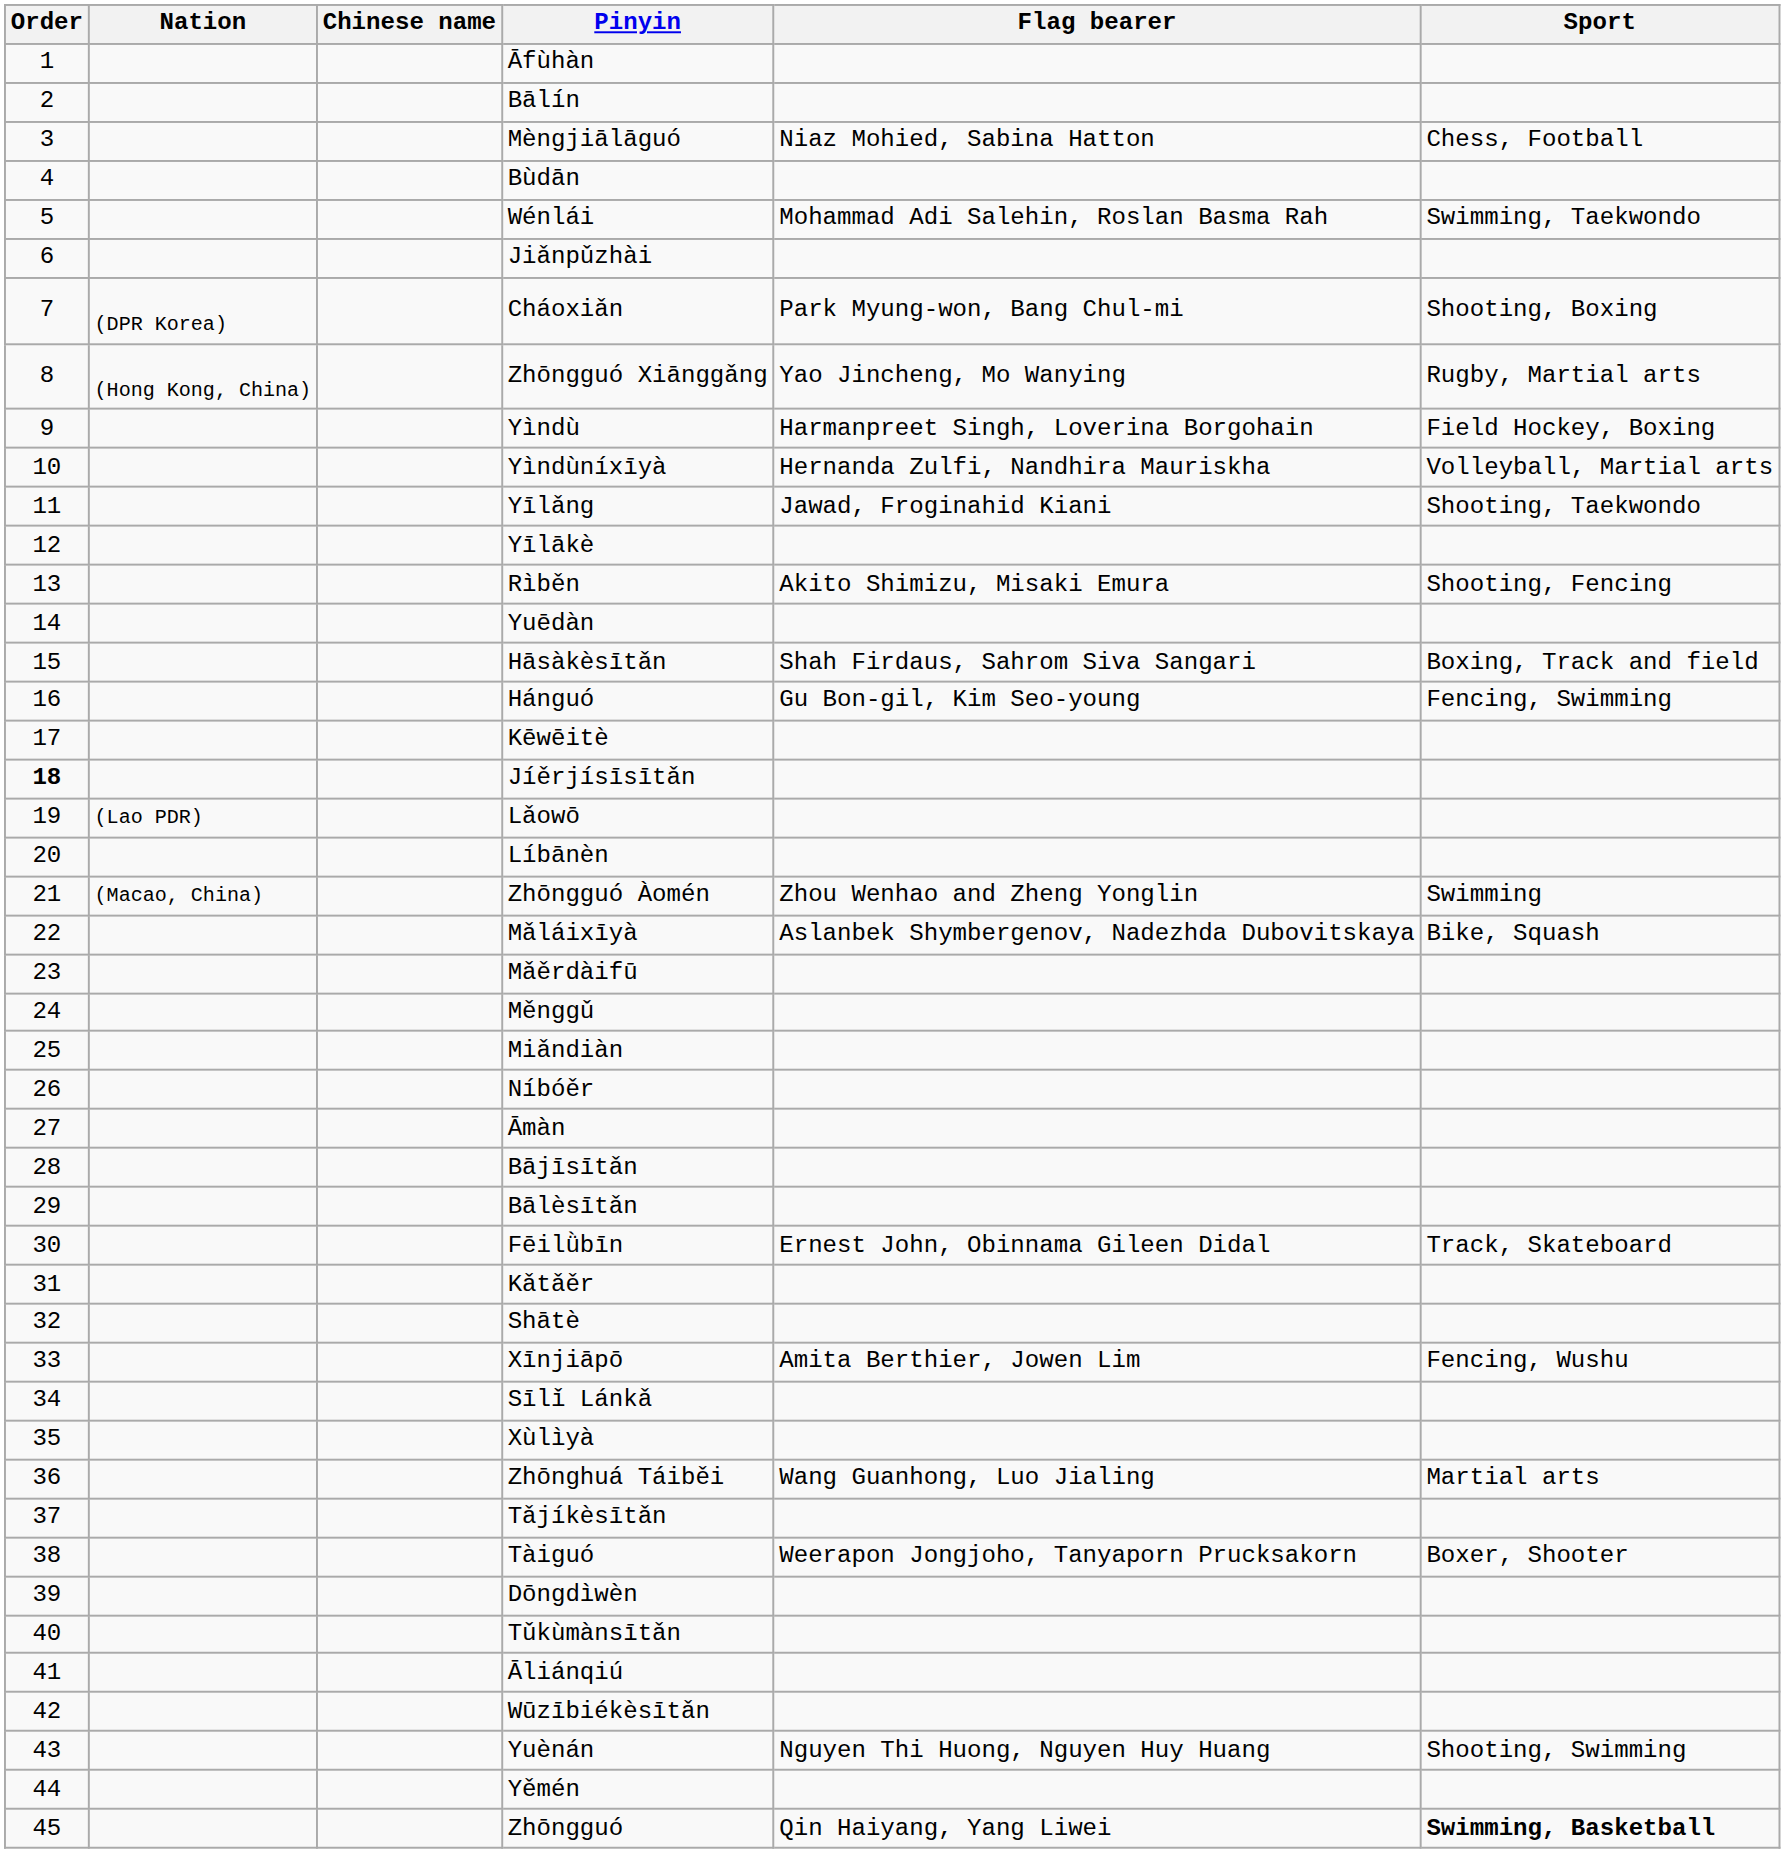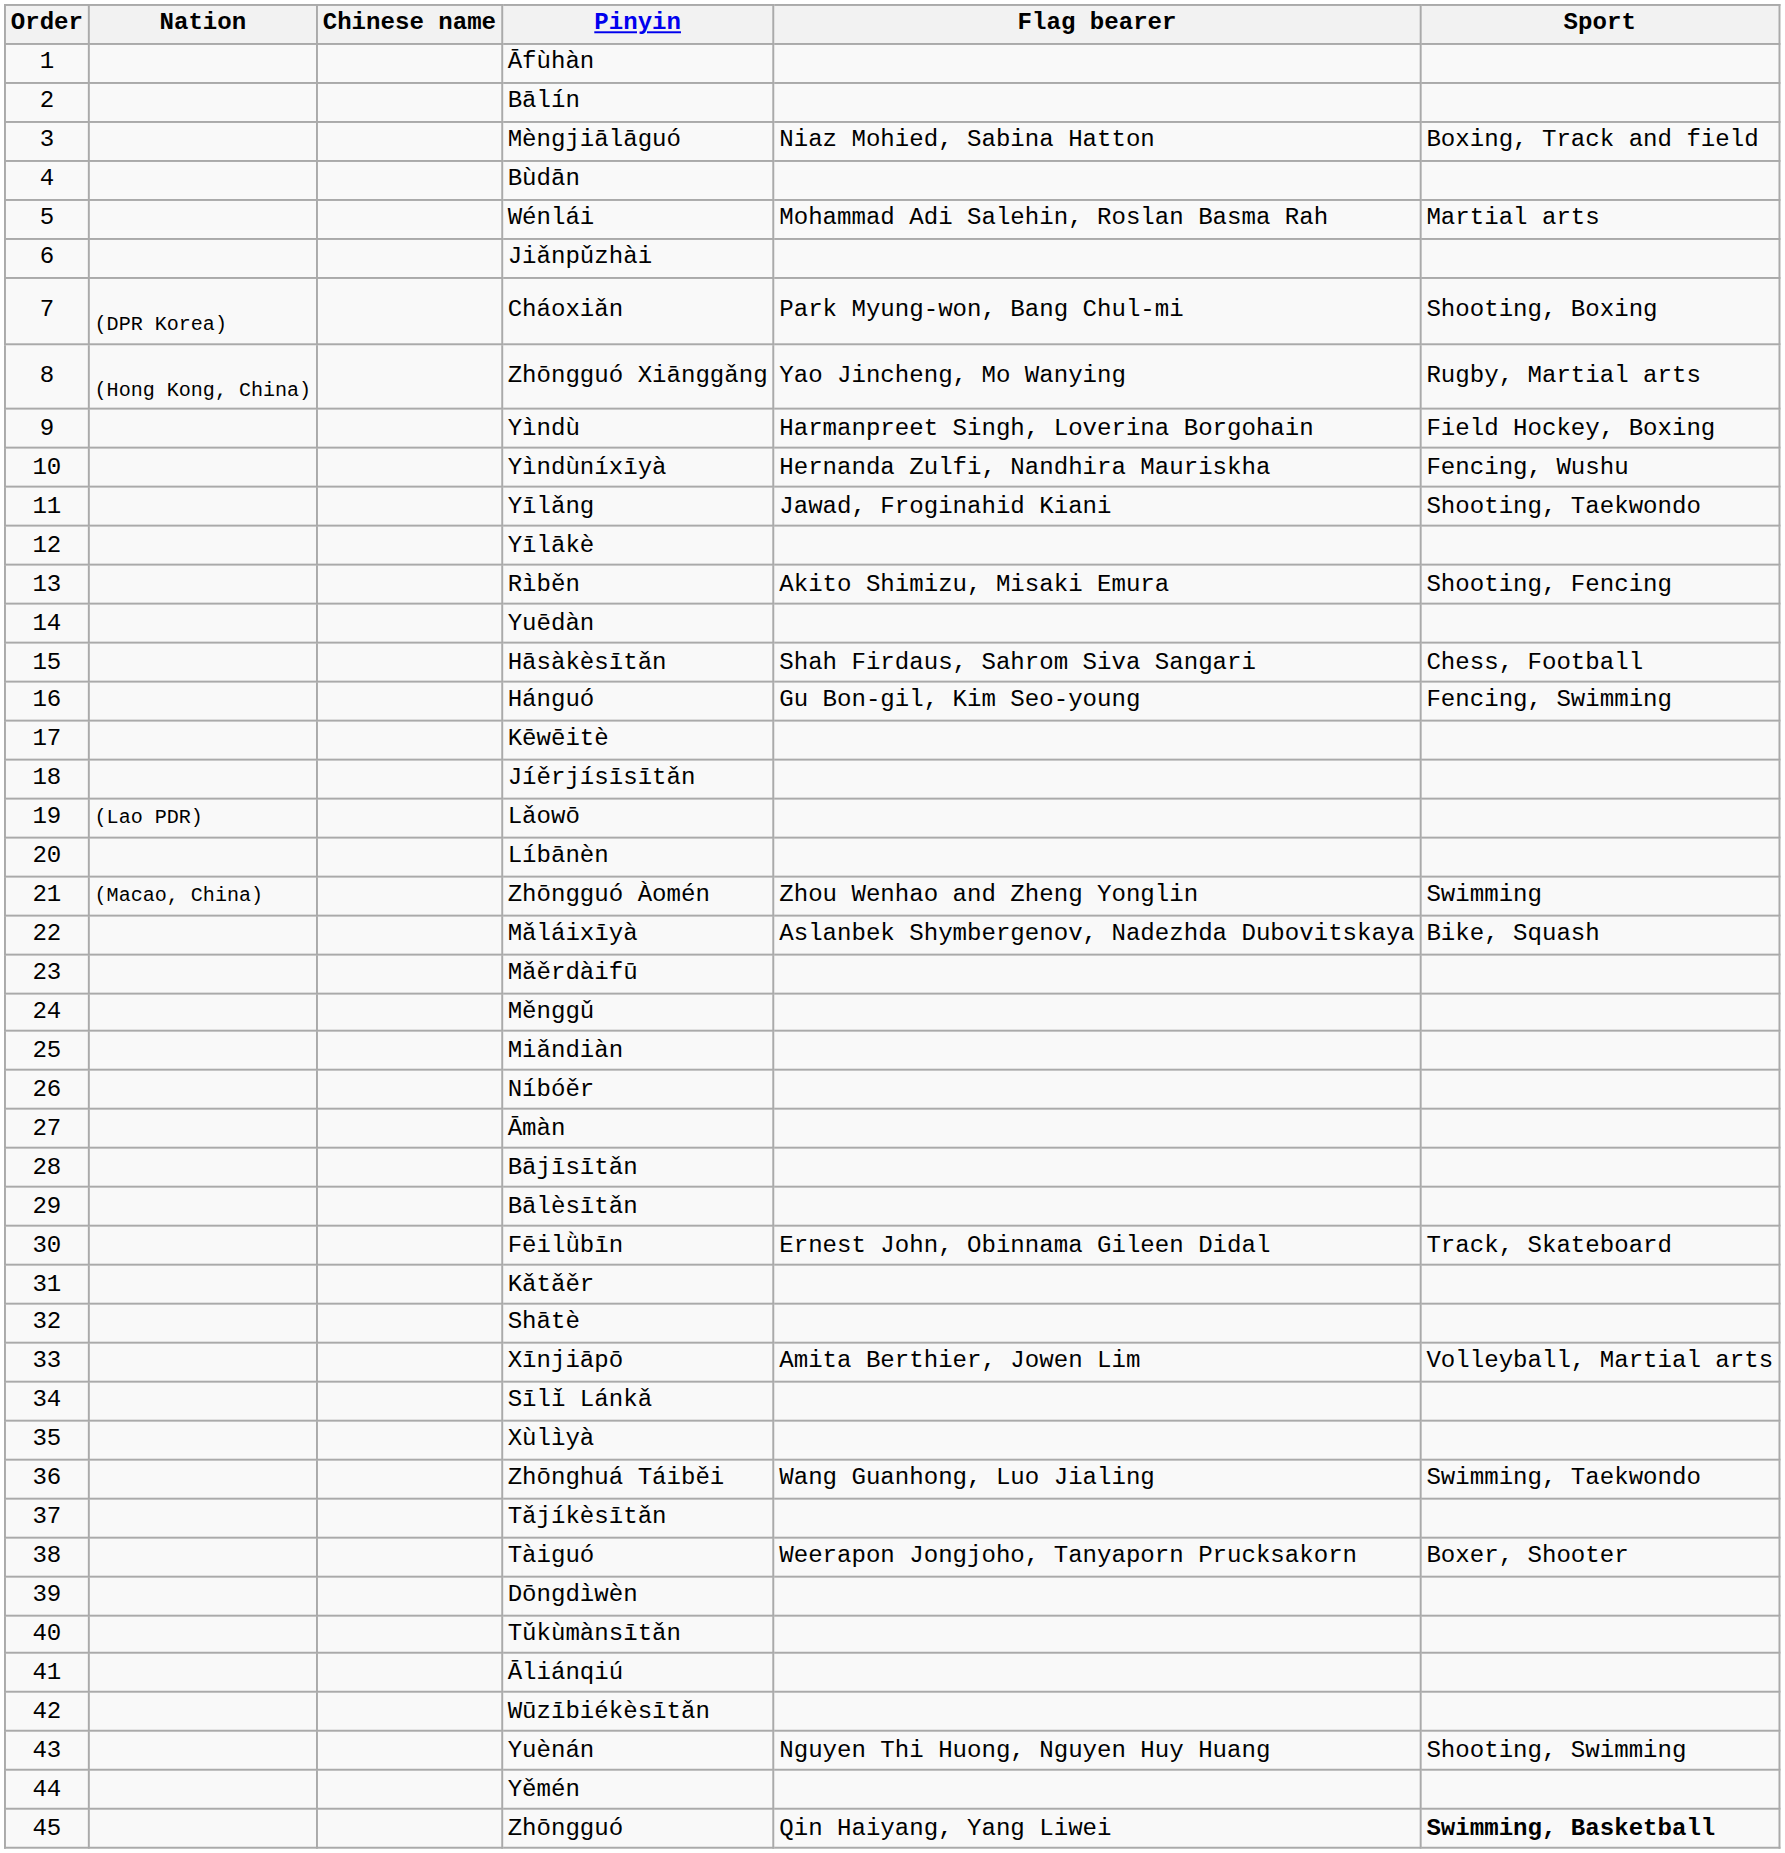(1535, 141) Chess, Football -> (1593, 141) Boxing, Track and field
(1564, 219) Swimming, Taekwondo -> (1513, 219) Martial arts
(1600, 468) Volleyball, Martial arts -> (1528, 468) Fencing, Wushu
(1593, 663) Boxing, Track and field -> (1535, 663) Chess, Football
(47, 779) bold -> (47, 779) normal
(1528, 1362) Fencing, Wushu -> (1600, 1362) Volleyball, Martial arts
(1513, 1479) Martial arts -> (1564, 1479) Swimming, Taekwondo
